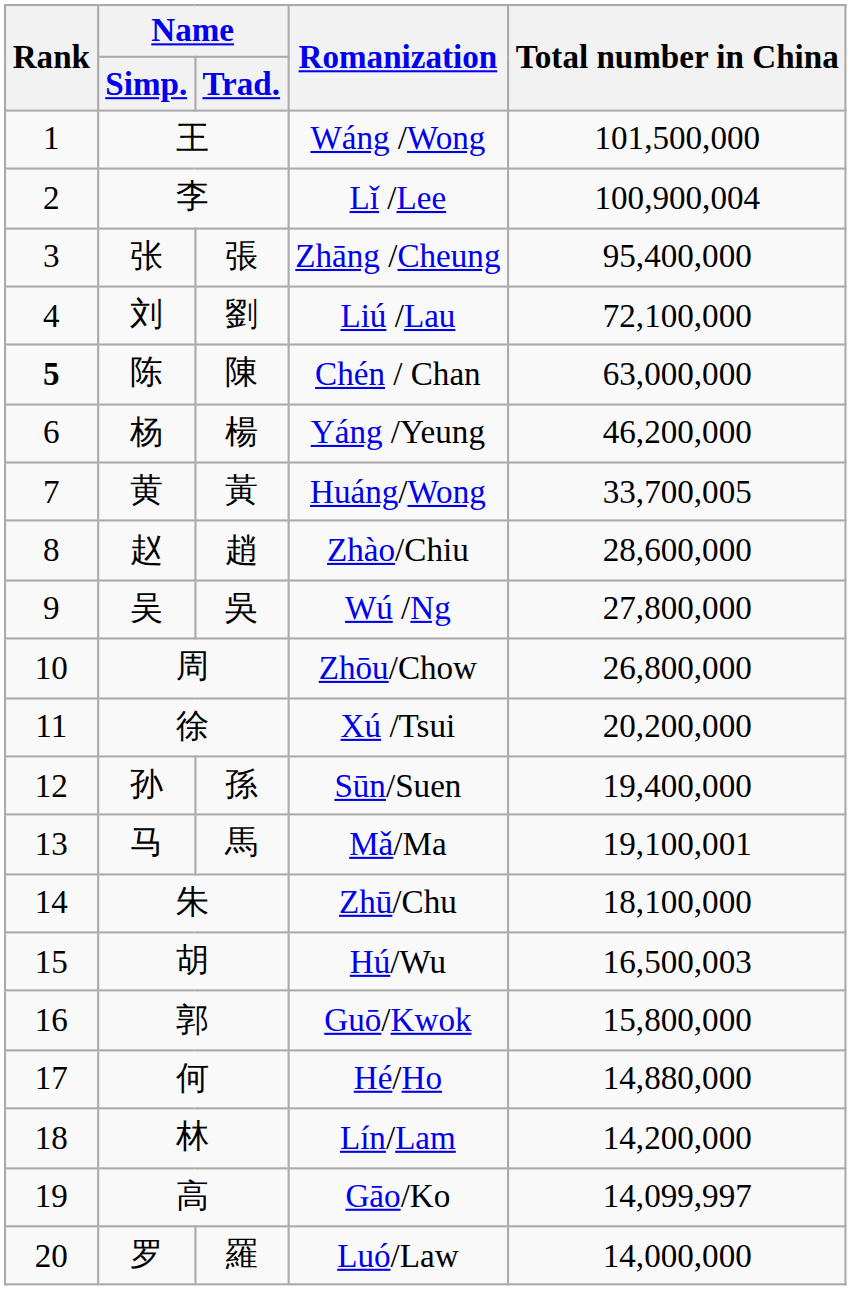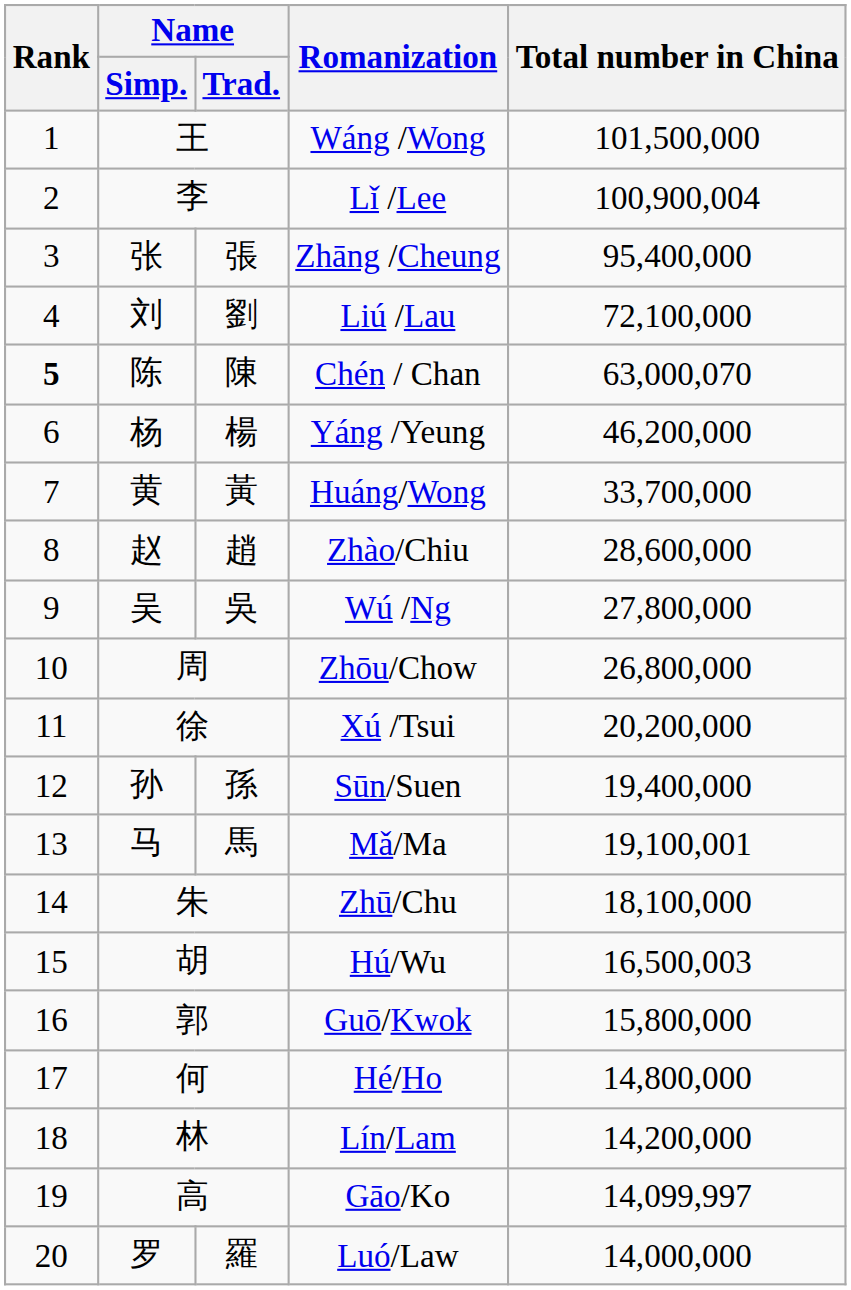(677, 373) 63,000,000 -> (677, 373) 63,000,070
(677, 491) 33,700,005 -> (677, 491) 33,700,000
(677, 1078) 14,880,000 -> (677, 1078) 14,800,000
